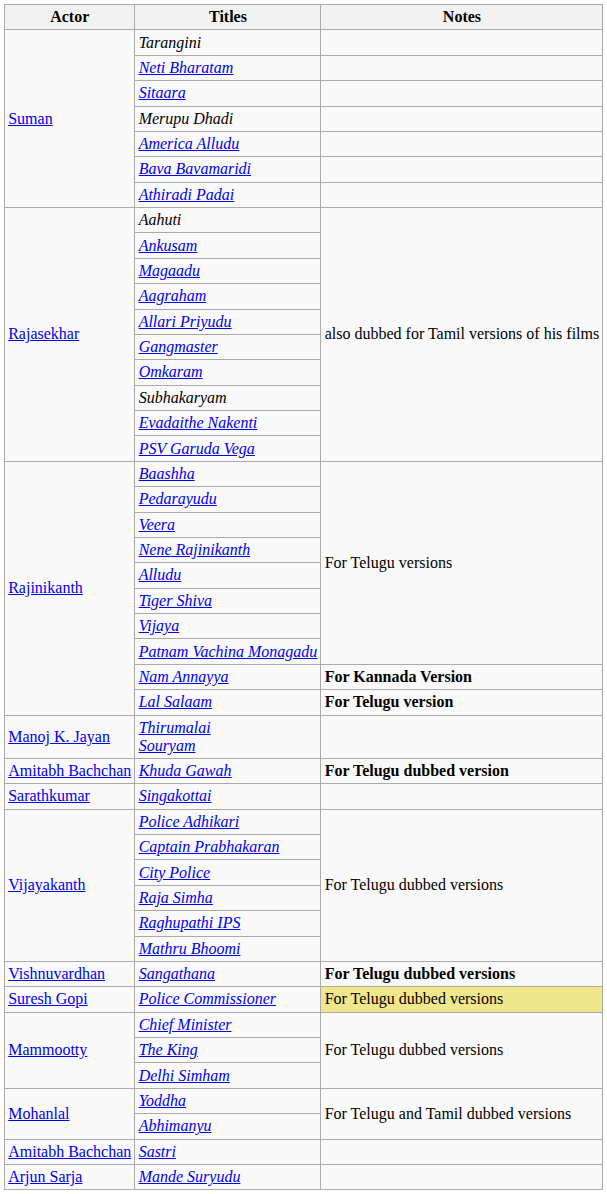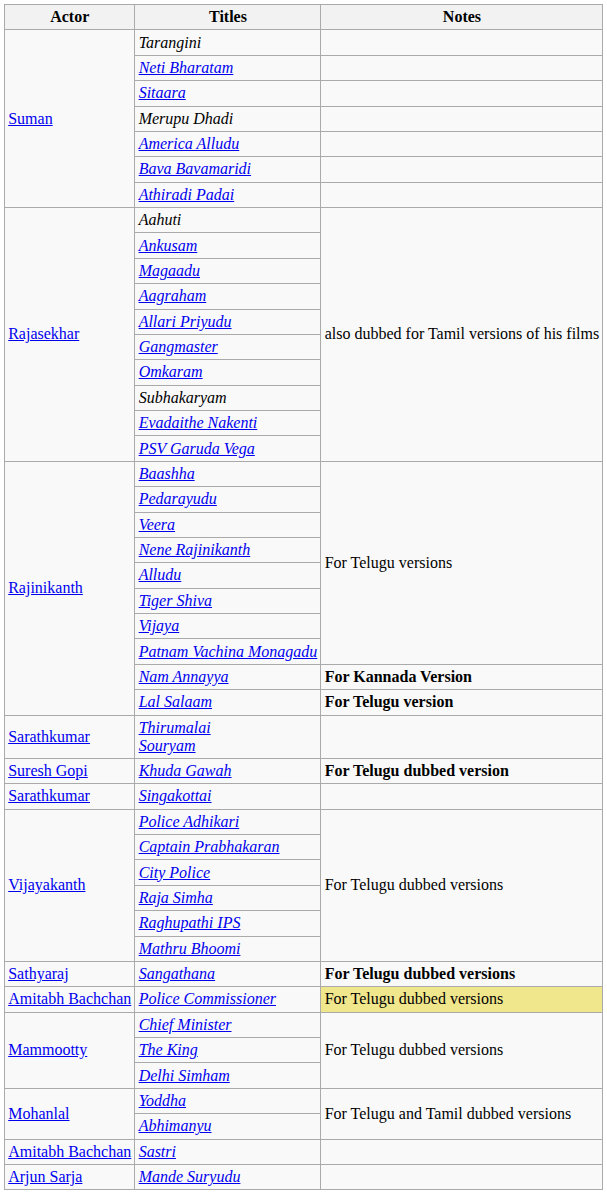(59, 736) Manoj K. Jayan -> (49, 736) Sarathkumar
(70, 771) Amitabh Bachchan -> (48, 771) Suresh Gopi
(57, 974) Vishnuvardhan -> (38, 974) Sathyaraj
(48, 999) Suresh Gopi -> (70, 999) Amitabh Bachchan
